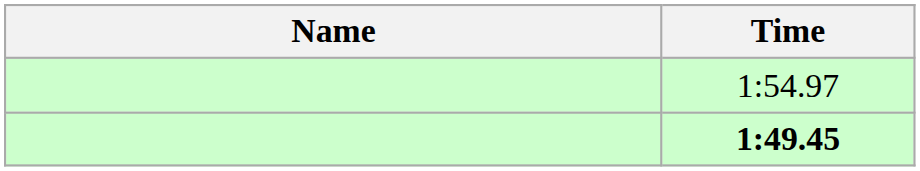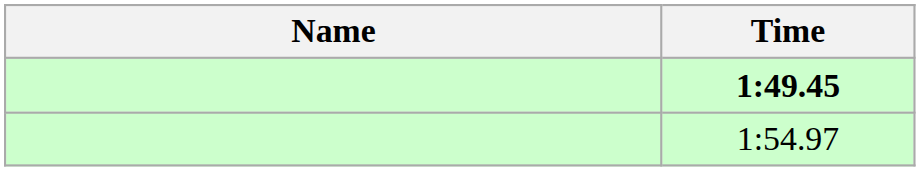rows swapped: (788, 138) <-> (788, 84)
